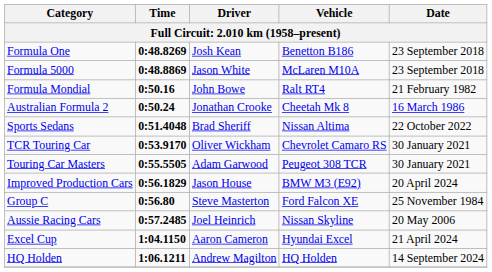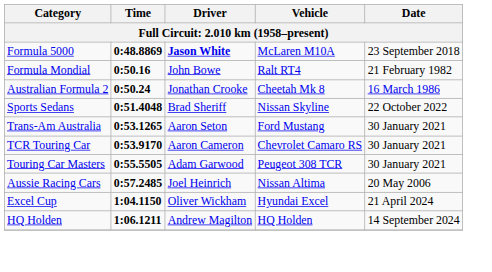- row: (39, 51)
(221, 70) normal -> (199, 51) bold
(316, 126) Nissan Altima -> (293, 107) Nissan Skyline
+ row: (54, 126)
(231, 145) Oliver Wickham -> (206, 145) Aaron Cameron
- row: (70, 182)
- row: (28, 201)
(318, 220) Nissan Skyline -> (291, 182) Nissan Altima
(230, 239) Aaron Cameron -> (207, 201) Oliver Wickham
